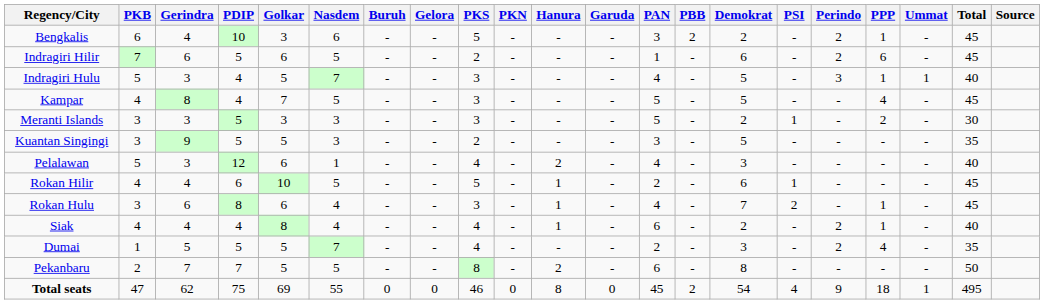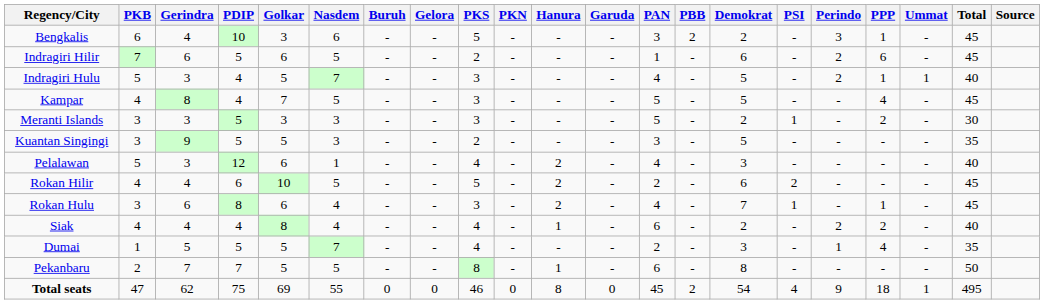(839, 36) 2 -> (839, 36) 3
(839, 78) 3 -> (839, 78) 2
(558, 183) 1 -> (558, 183) 2
(794, 183) 1 -> (794, 183) 2
(558, 204) 1 -> (558, 204) 2
(794, 204) 2 -> (794, 204) 1
(883, 225) 1 -> (883, 225) 2
(839, 246) 2 -> (839, 246) 1
(558, 267) 2 -> (558, 267) 1
